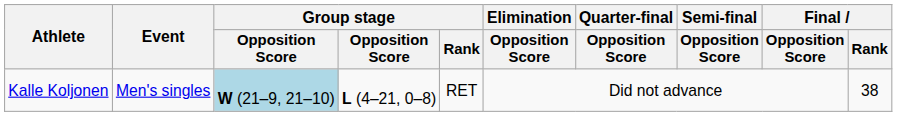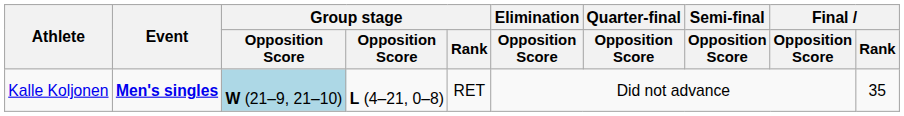(163, 91) normal -> (167, 91) bold
(870, 91) 38 -> (877, 91) 35
